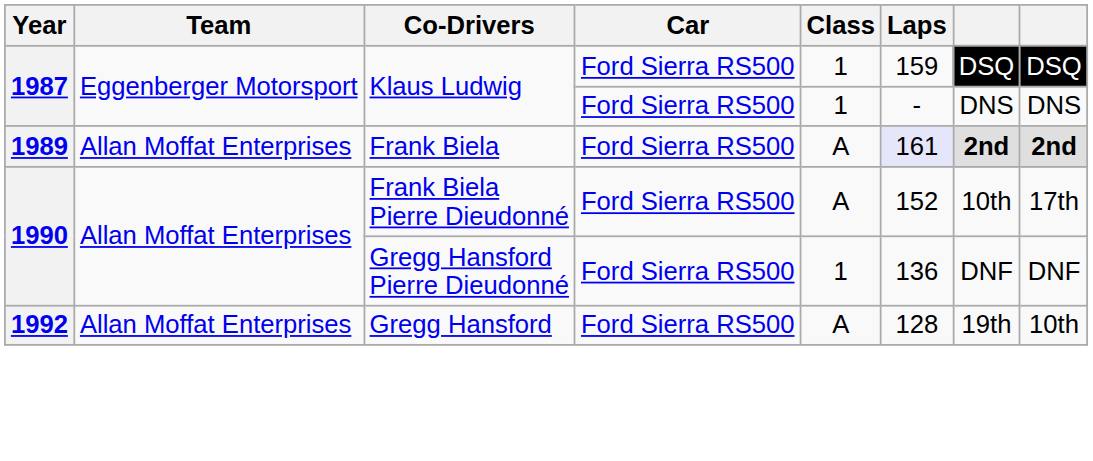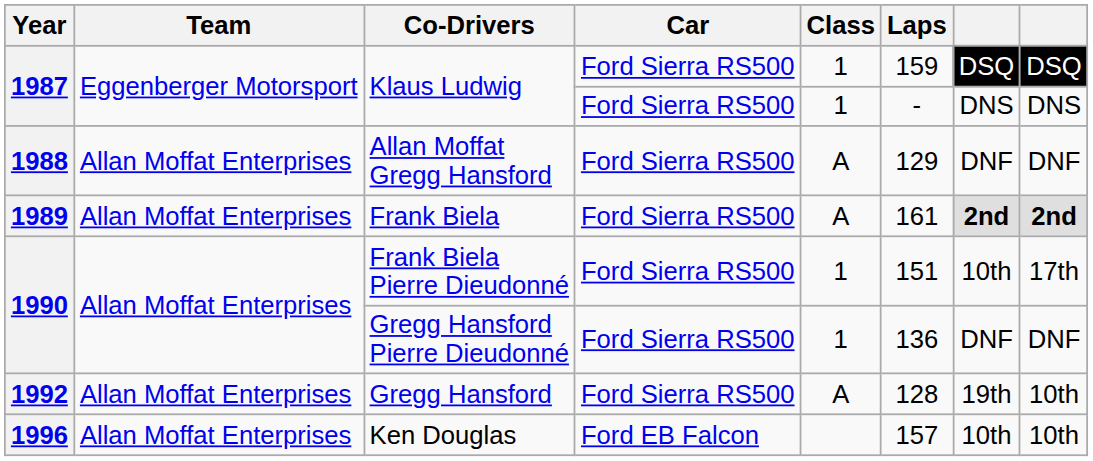+ row: (39, 161)
(917, 147) lavender background -> (917, 216) no background
(841, 202) A -> (841, 271) 1
(917, 202) 152 -> (917, 271) 151
+ row: (39, 435)
